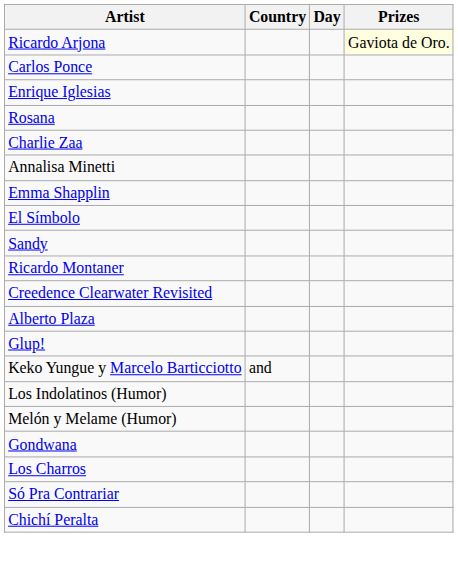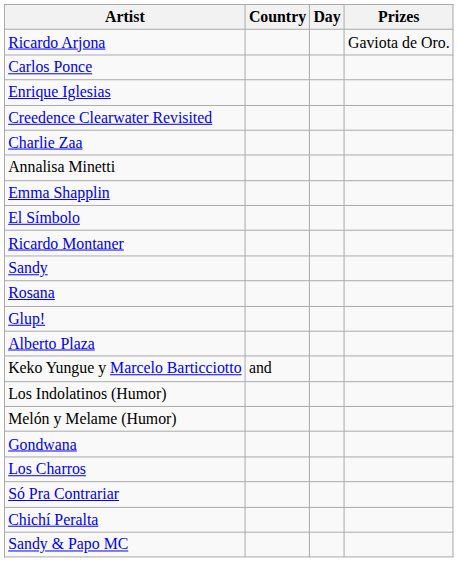(399, 42) lightyellow background -> (399, 42) no background
rows swapped: (110, 293) <-> (31, 117)
rows swapped: (66, 268) <-> (28, 243)
rows swapped: (51, 318) <-> (27, 343)
+ row: (68, 544)
